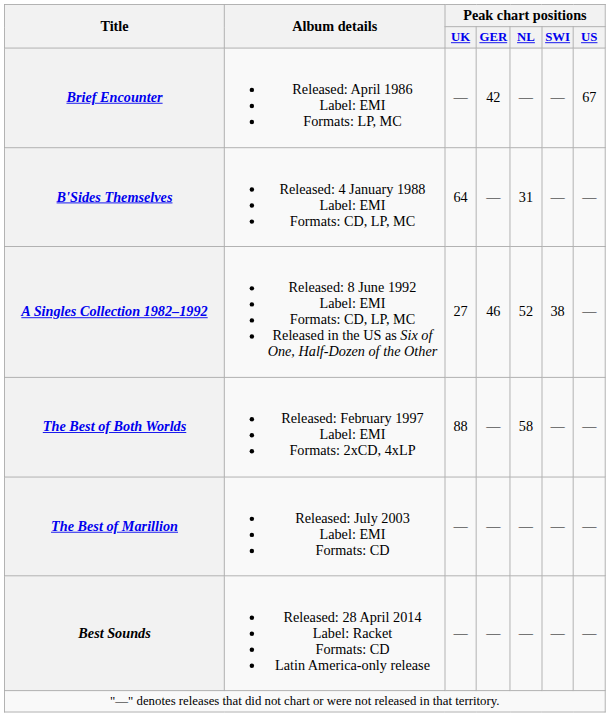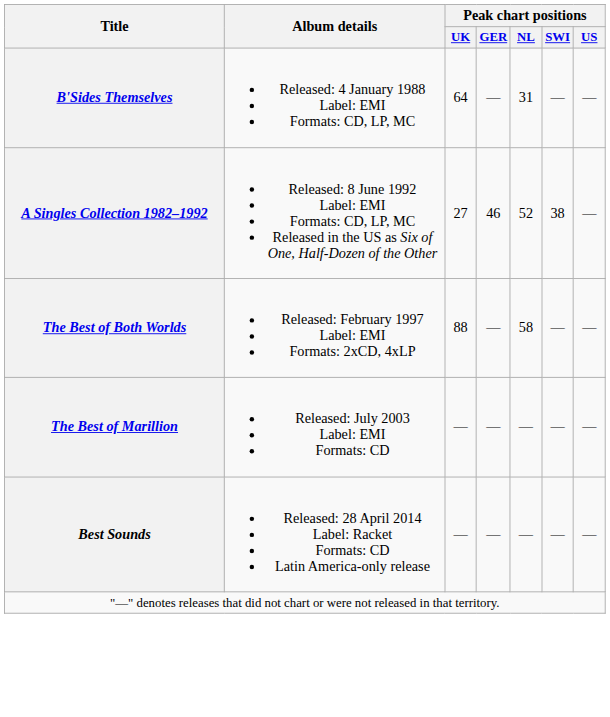- row: (115, 97)
